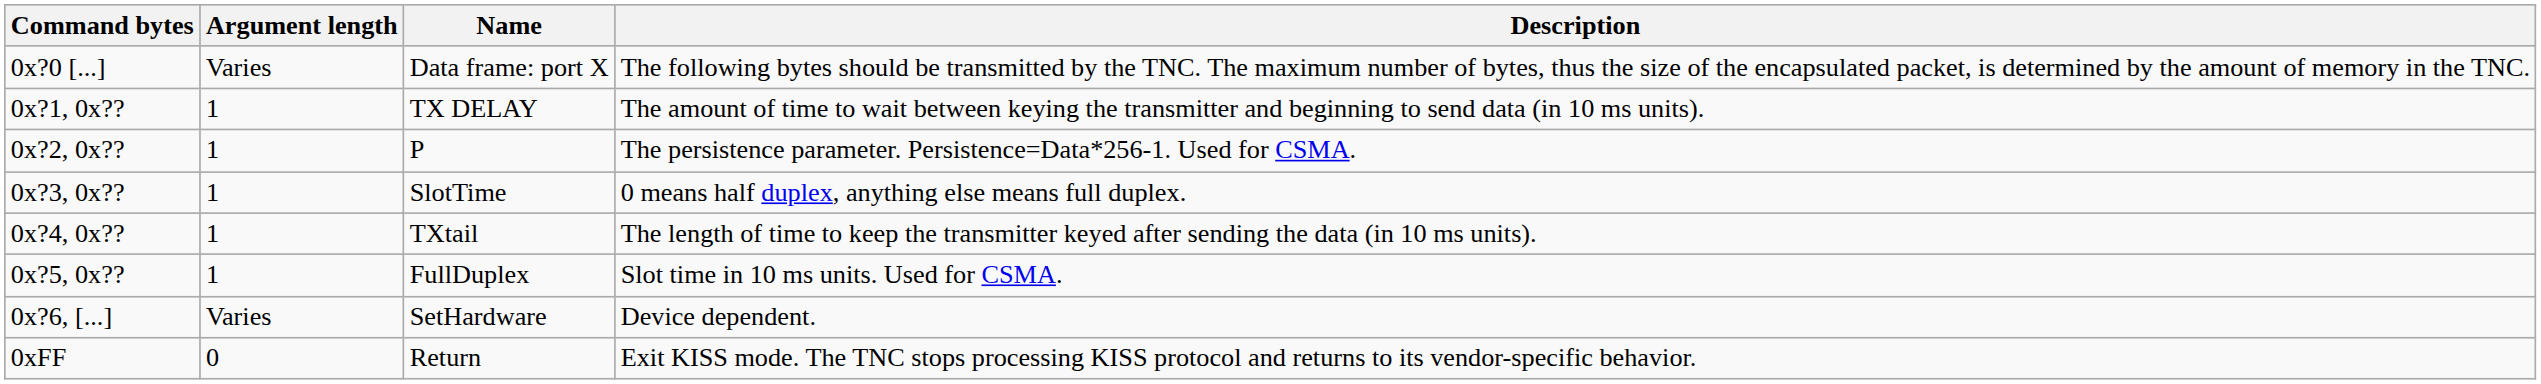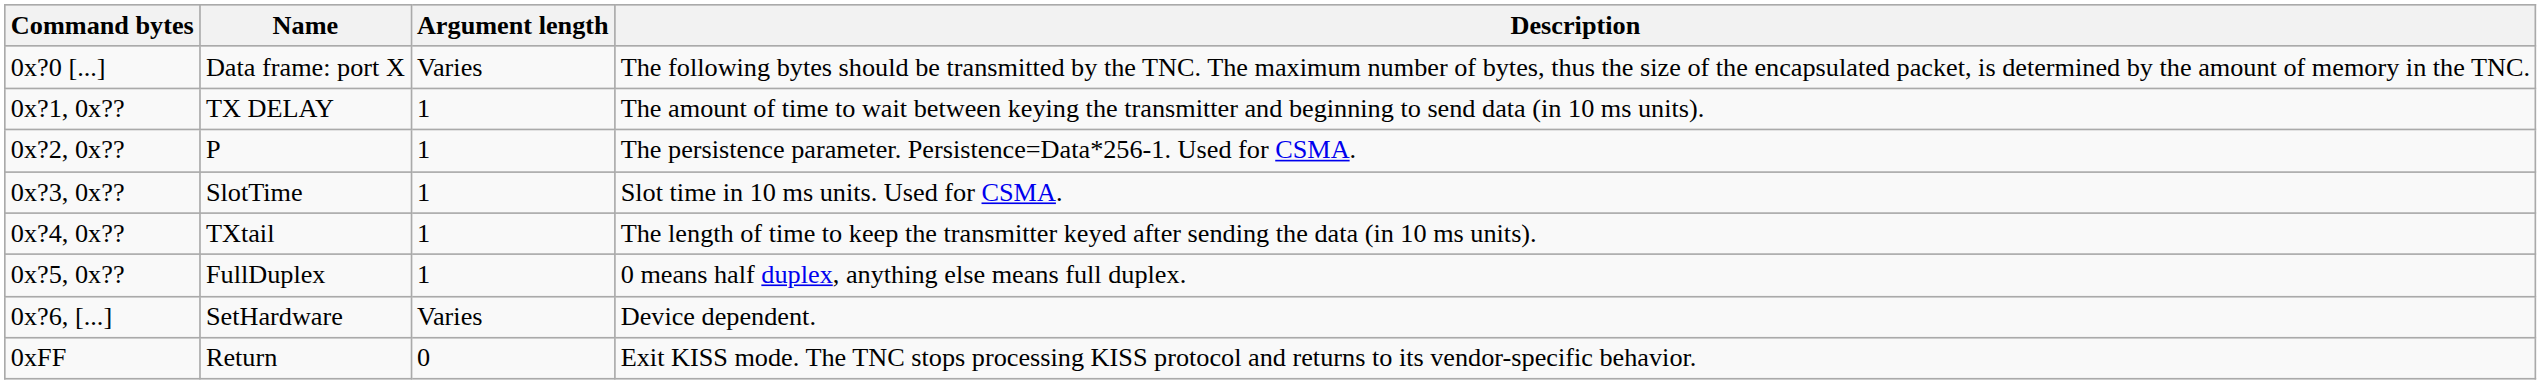columns swapped: (509, 25) <-> (302, 25)
(903, 191) 0 means half duplex, anything else means full duplex. -> (842, 191) Slot time in 10 ms units. Used for CSMA.
(842, 274) Slot time in 10 ms units. Used for CSMA. -> (903, 274) 0 means half duplex, anything else means full duplex.
